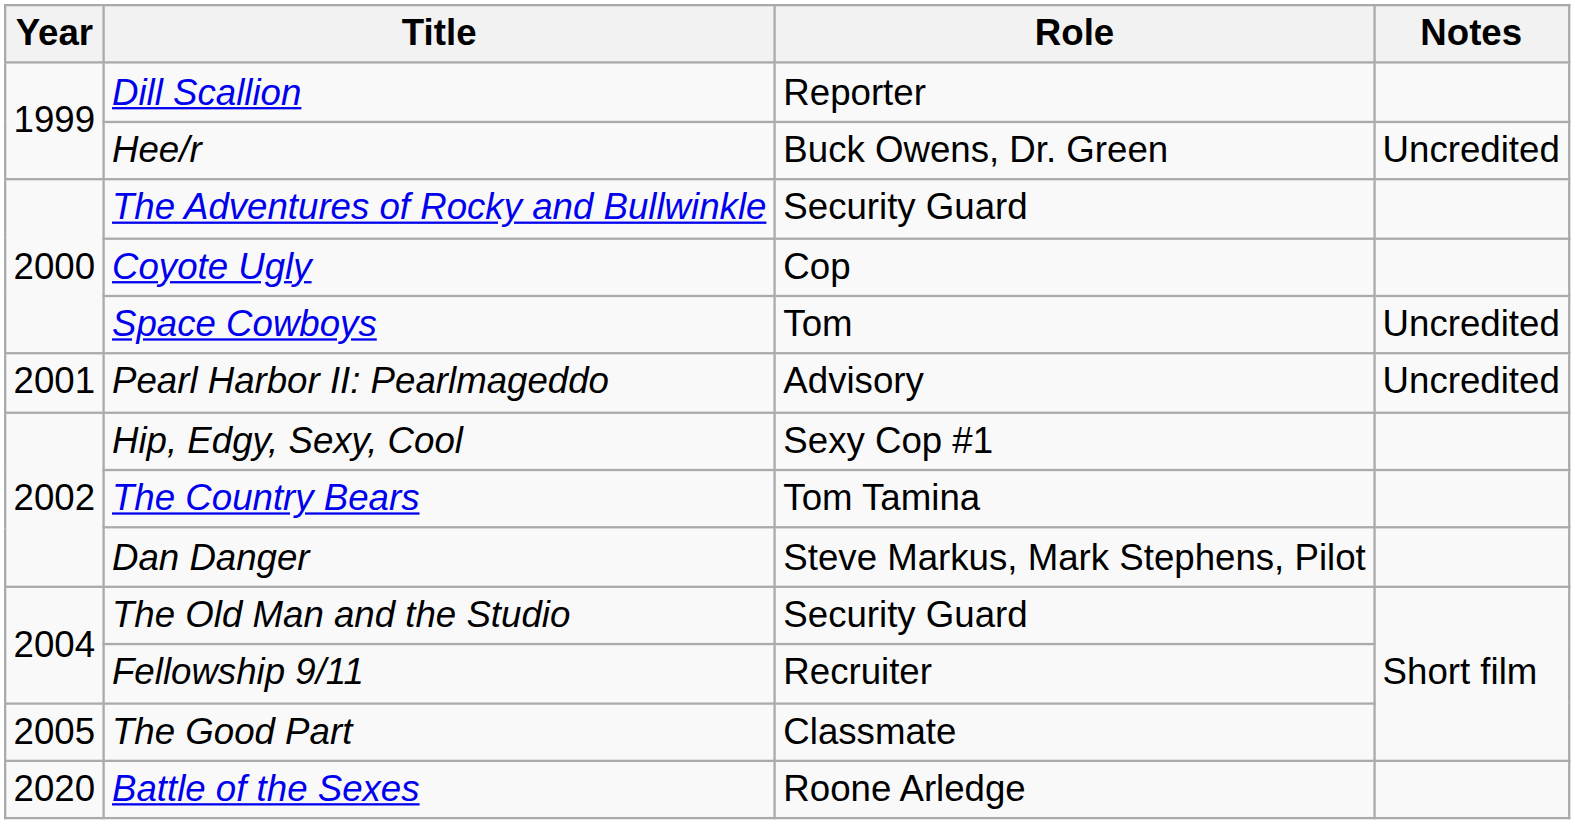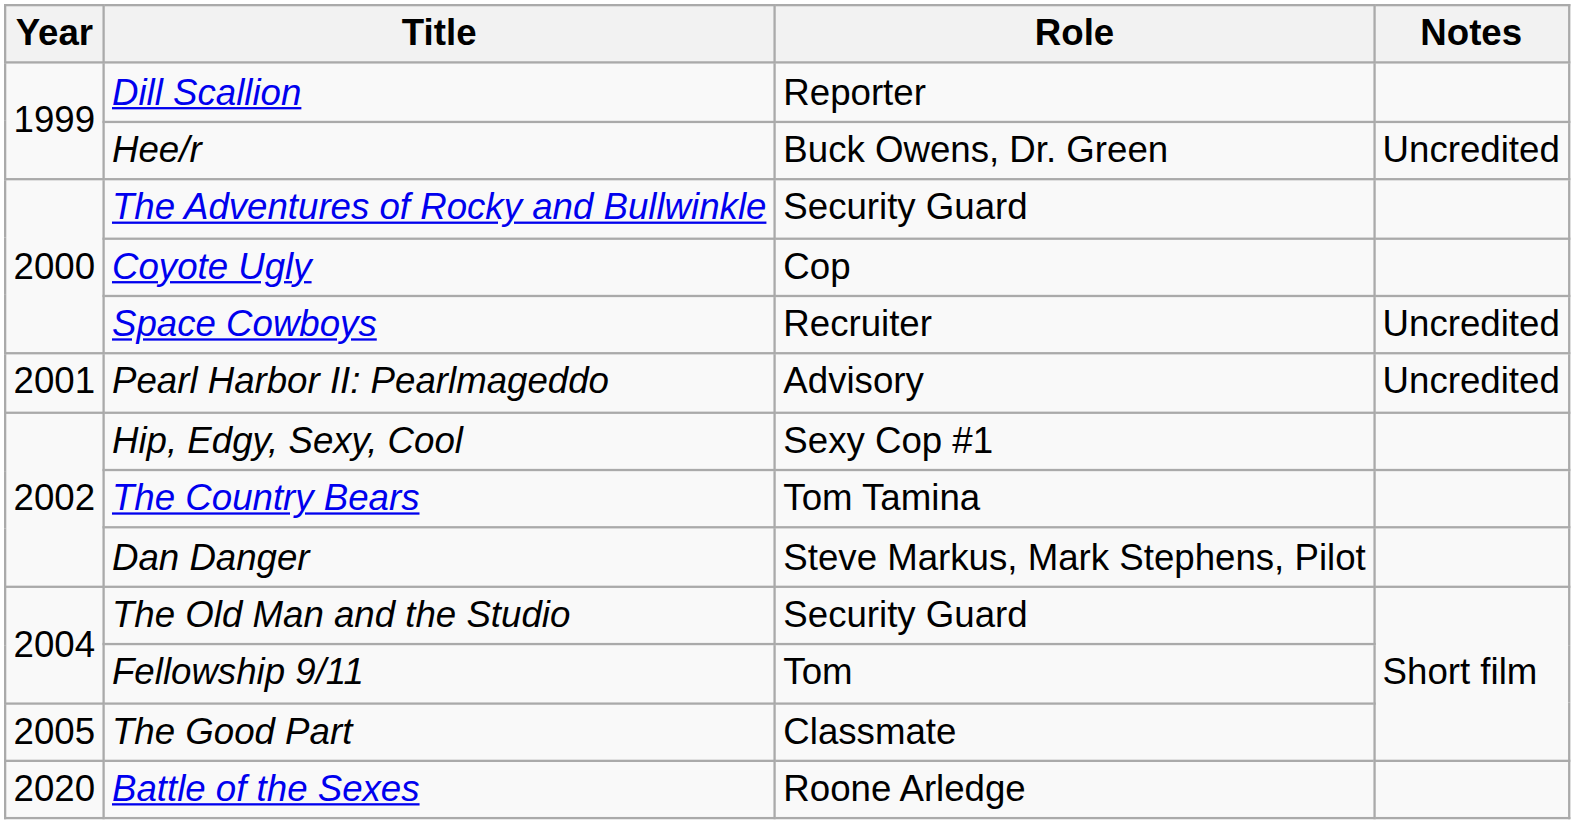(818, 324) Tom -> (858, 324) Recruiter
(858, 672) Recruiter -> (818, 672) Tom
